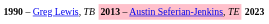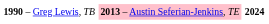(255, 12) 2023 -> (255, 12) 2024
